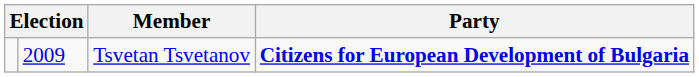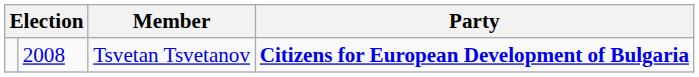(44, 54) 2009 -> (44, 54) 2008
